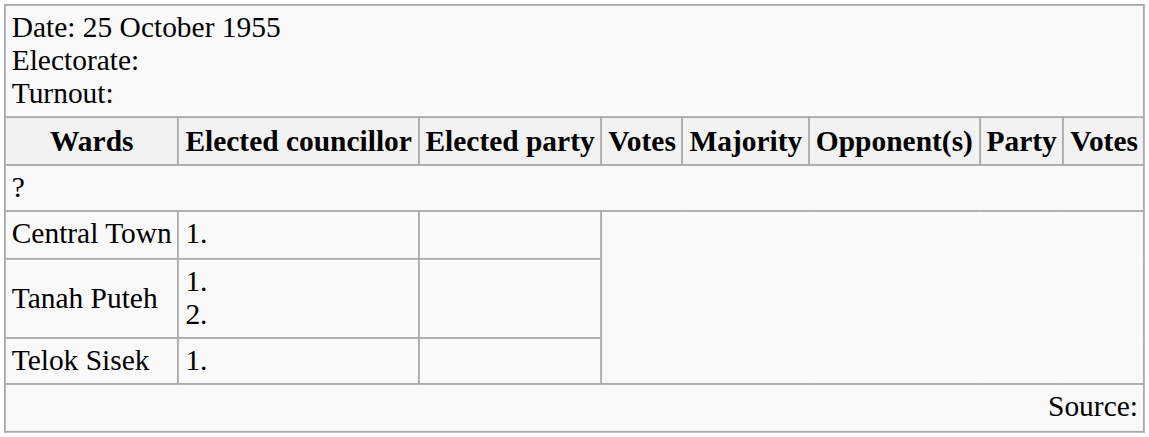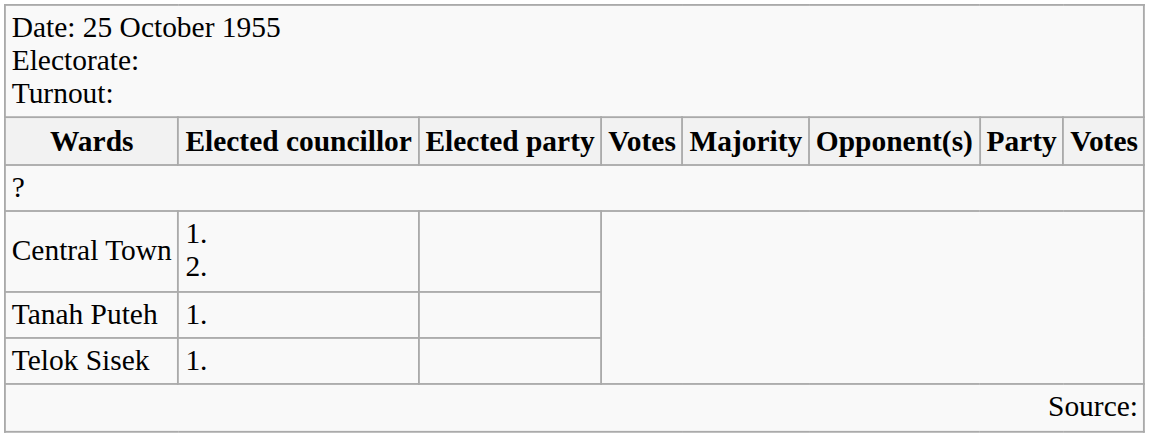(196, 234) 1. -> (196, 250) 1. 2.
(196, 297) 1. 2. -> (196, 313) 1.
